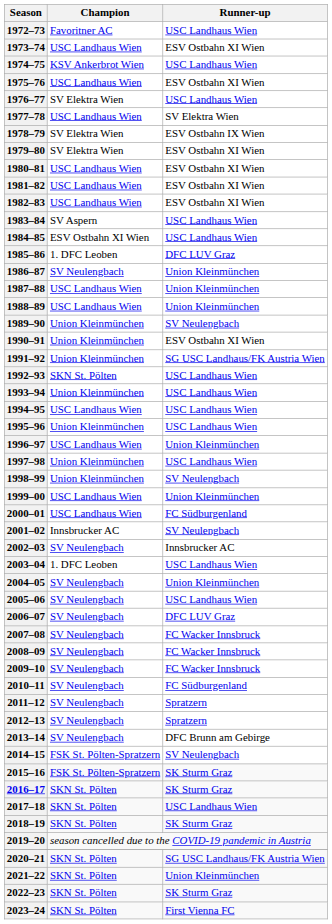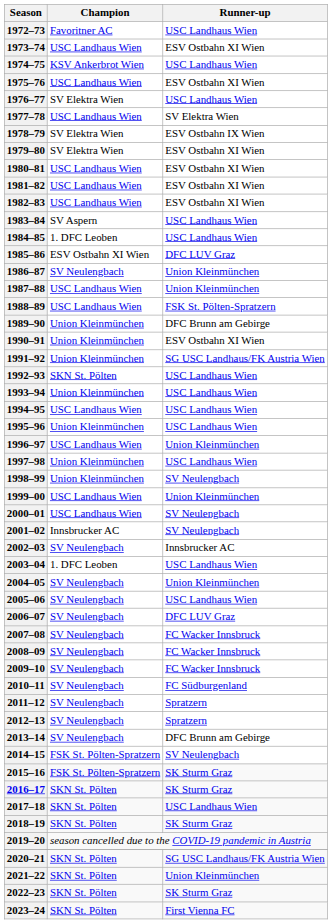(100, 237) ESV Ostbahn XI Wien -> (84, 237) 1. DFC Leoben
(84, 254) 1. DFC Leoben -> (100, 254) ESV Ostbahn XI Wien
(212, 306) Union Kleinmünchen -> (220, 306) FSK St. Pölten-Spratzern
(202, 323) SV Neulengbach -> (218, 323) DFC Brunn am Gebirge
(206, 513) FC Südburgenland -> (202, 513) SV Neulengbach
